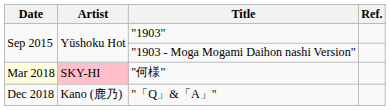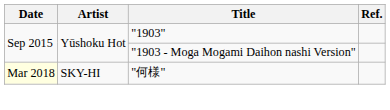(80, 73) pink background -> (80, 73) no background
- row: (174, 94)
